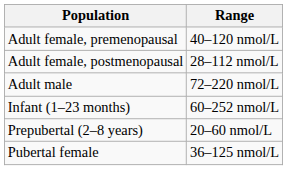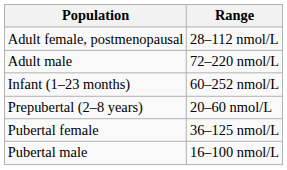- row: (93, 38)
+ row: (48, 152)
